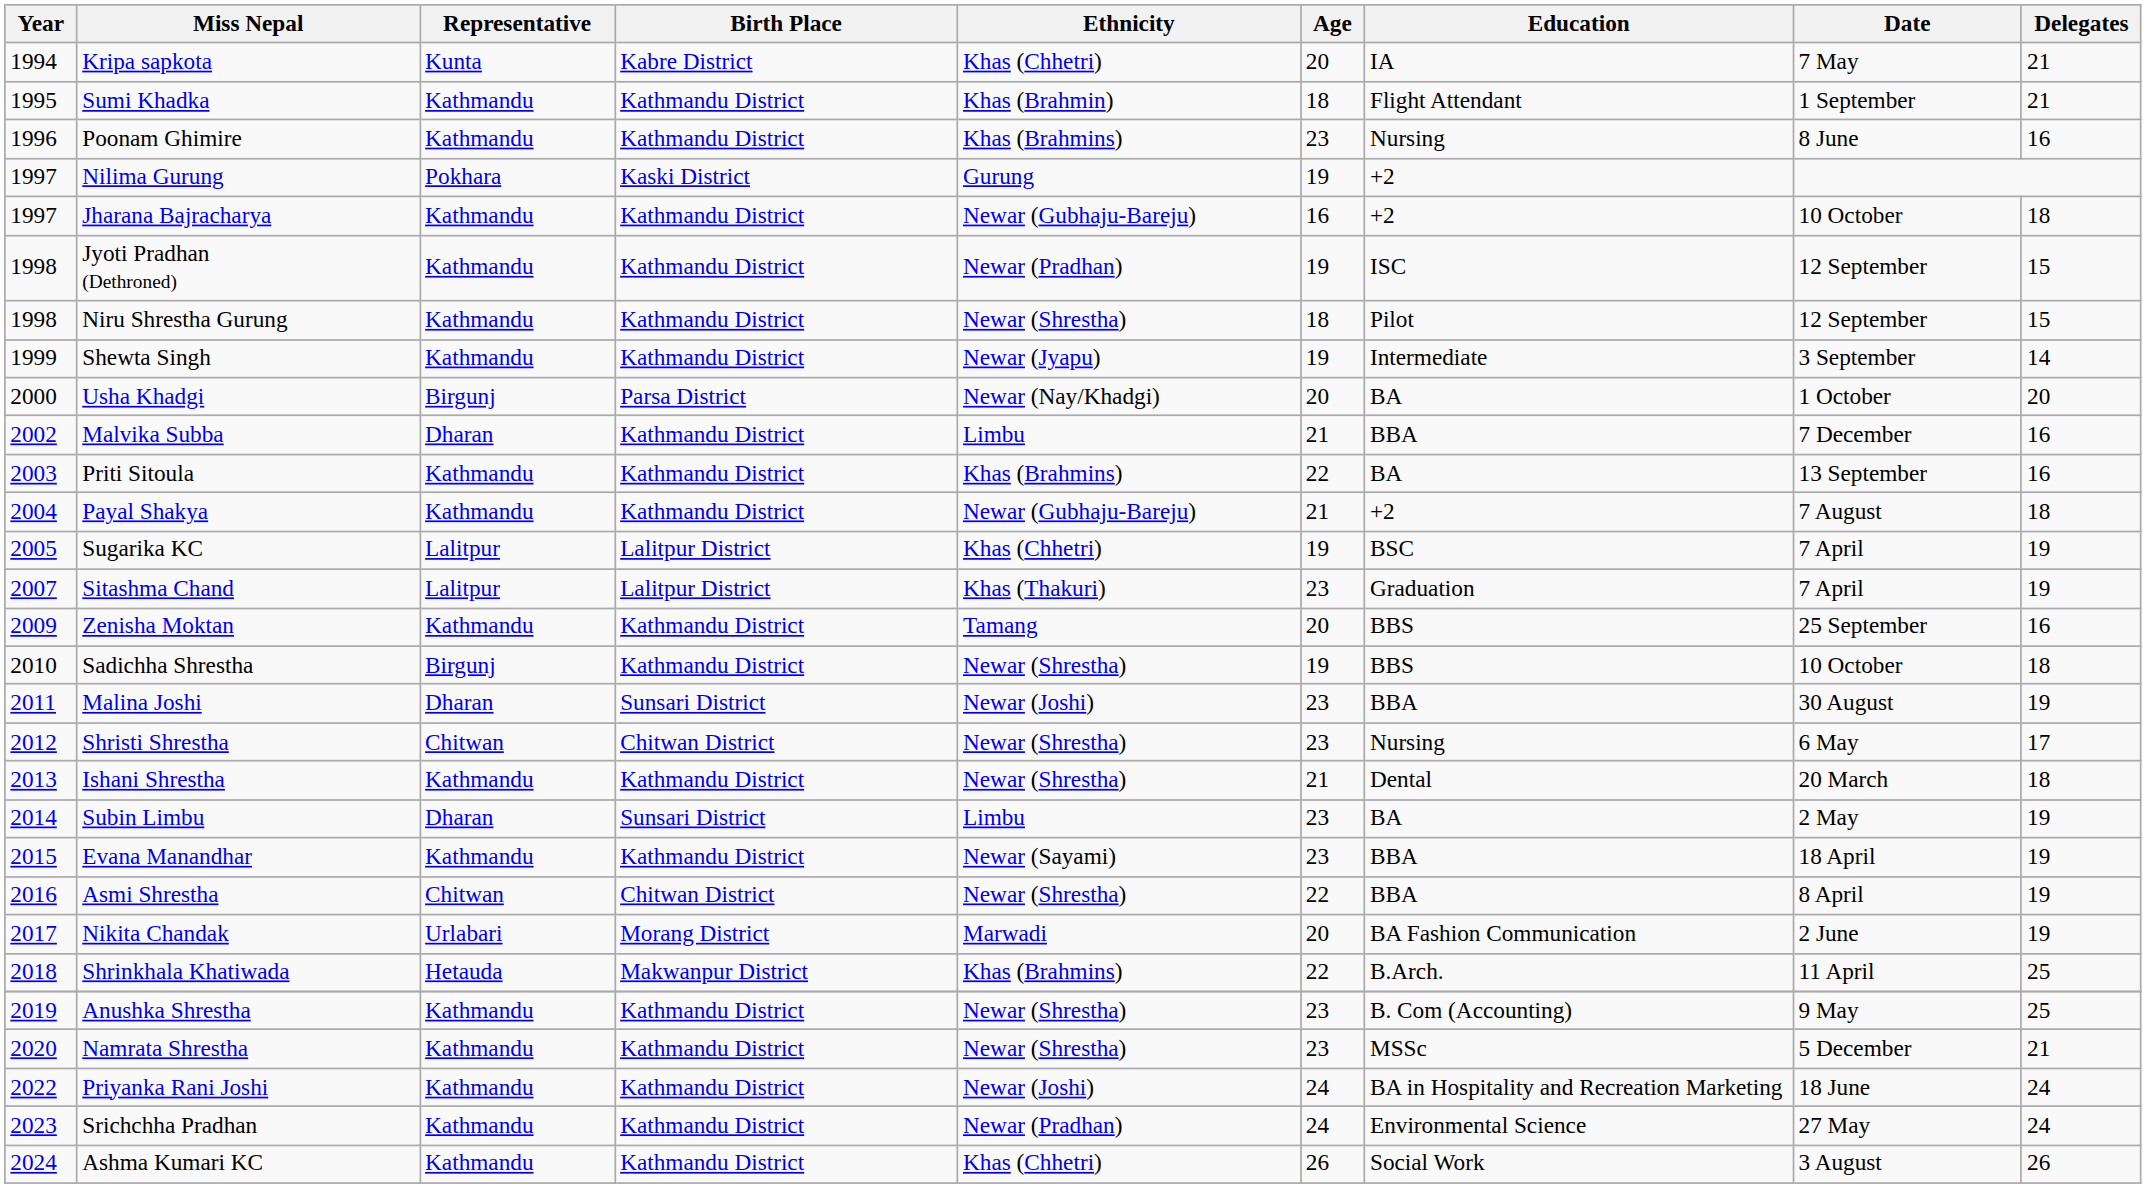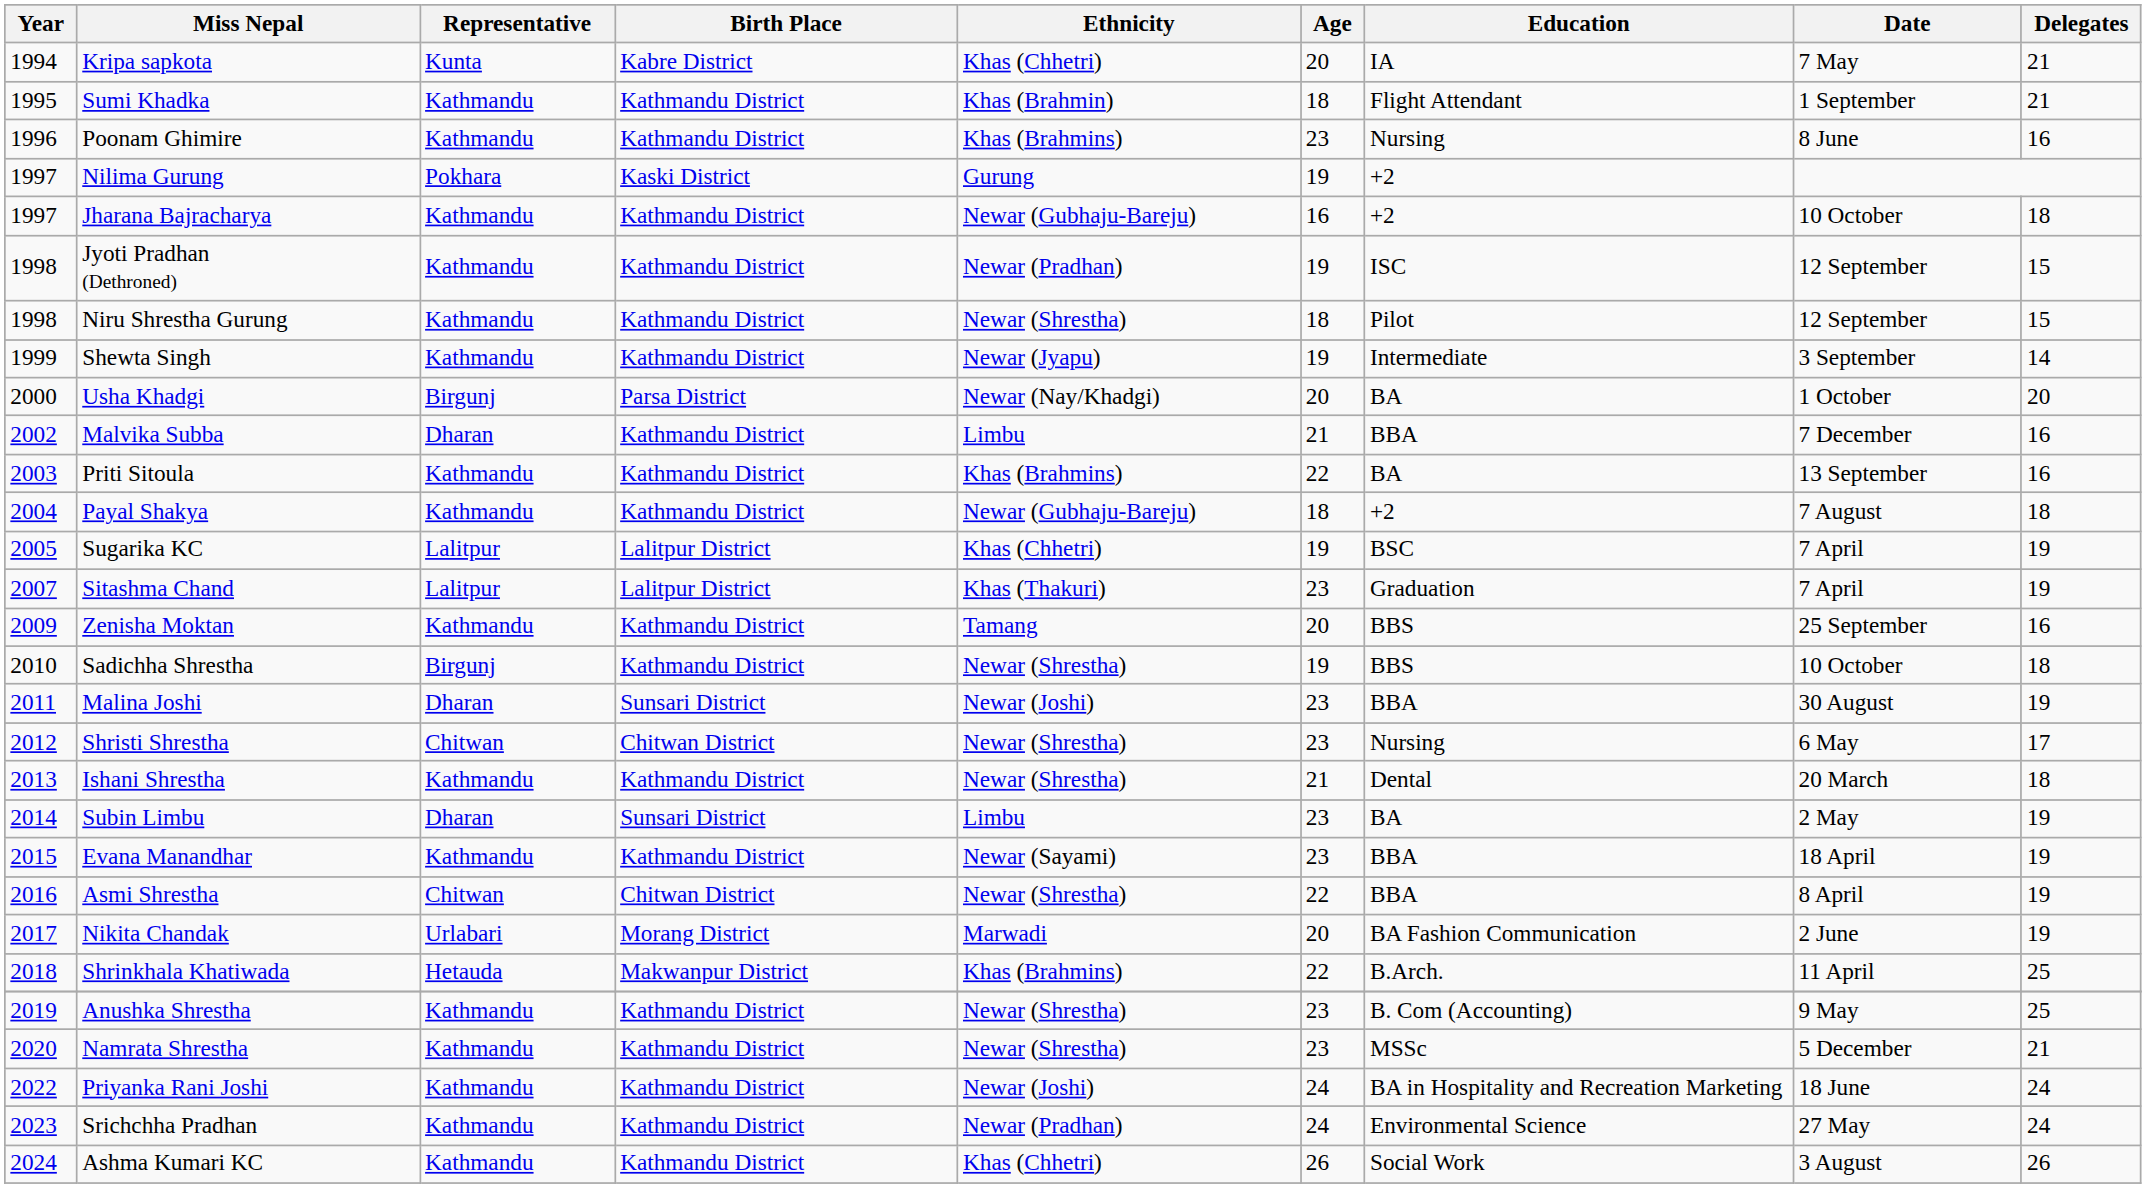(1317, 511) 21 -> (1317, 511) 18
